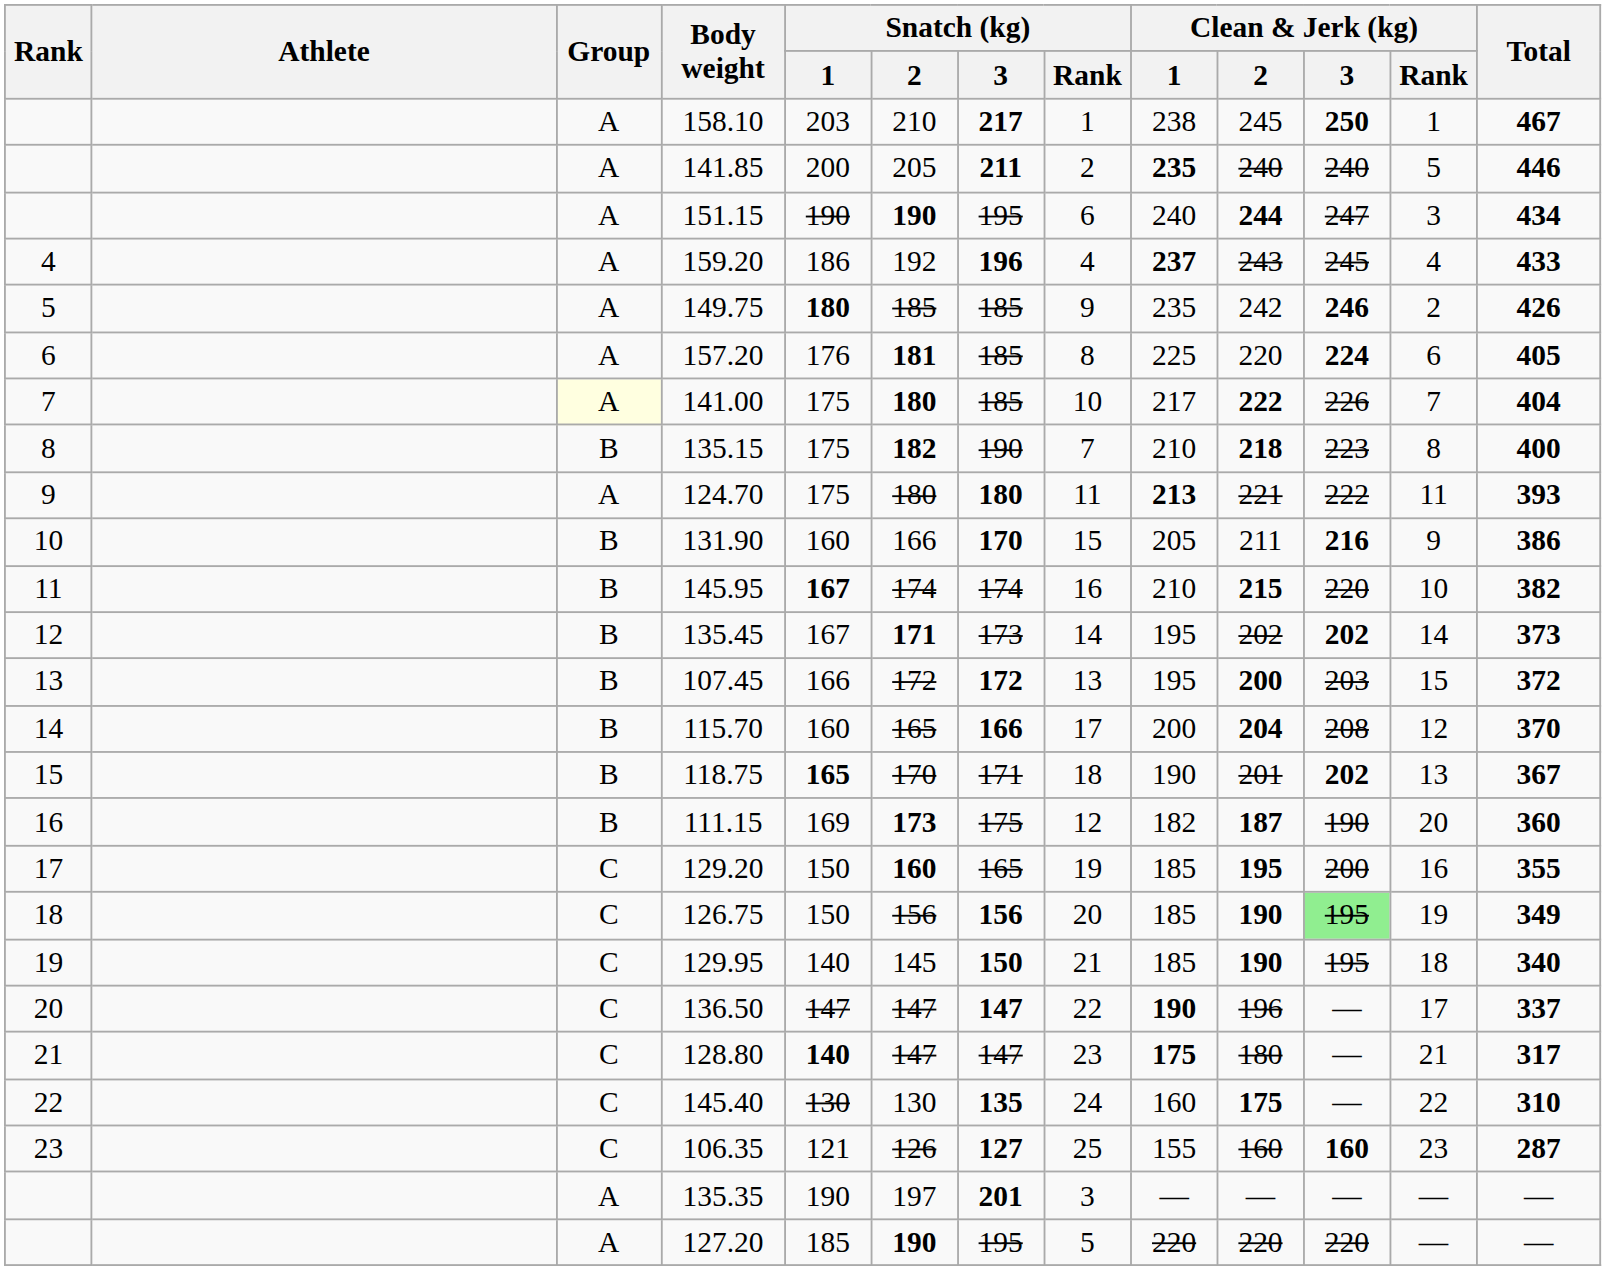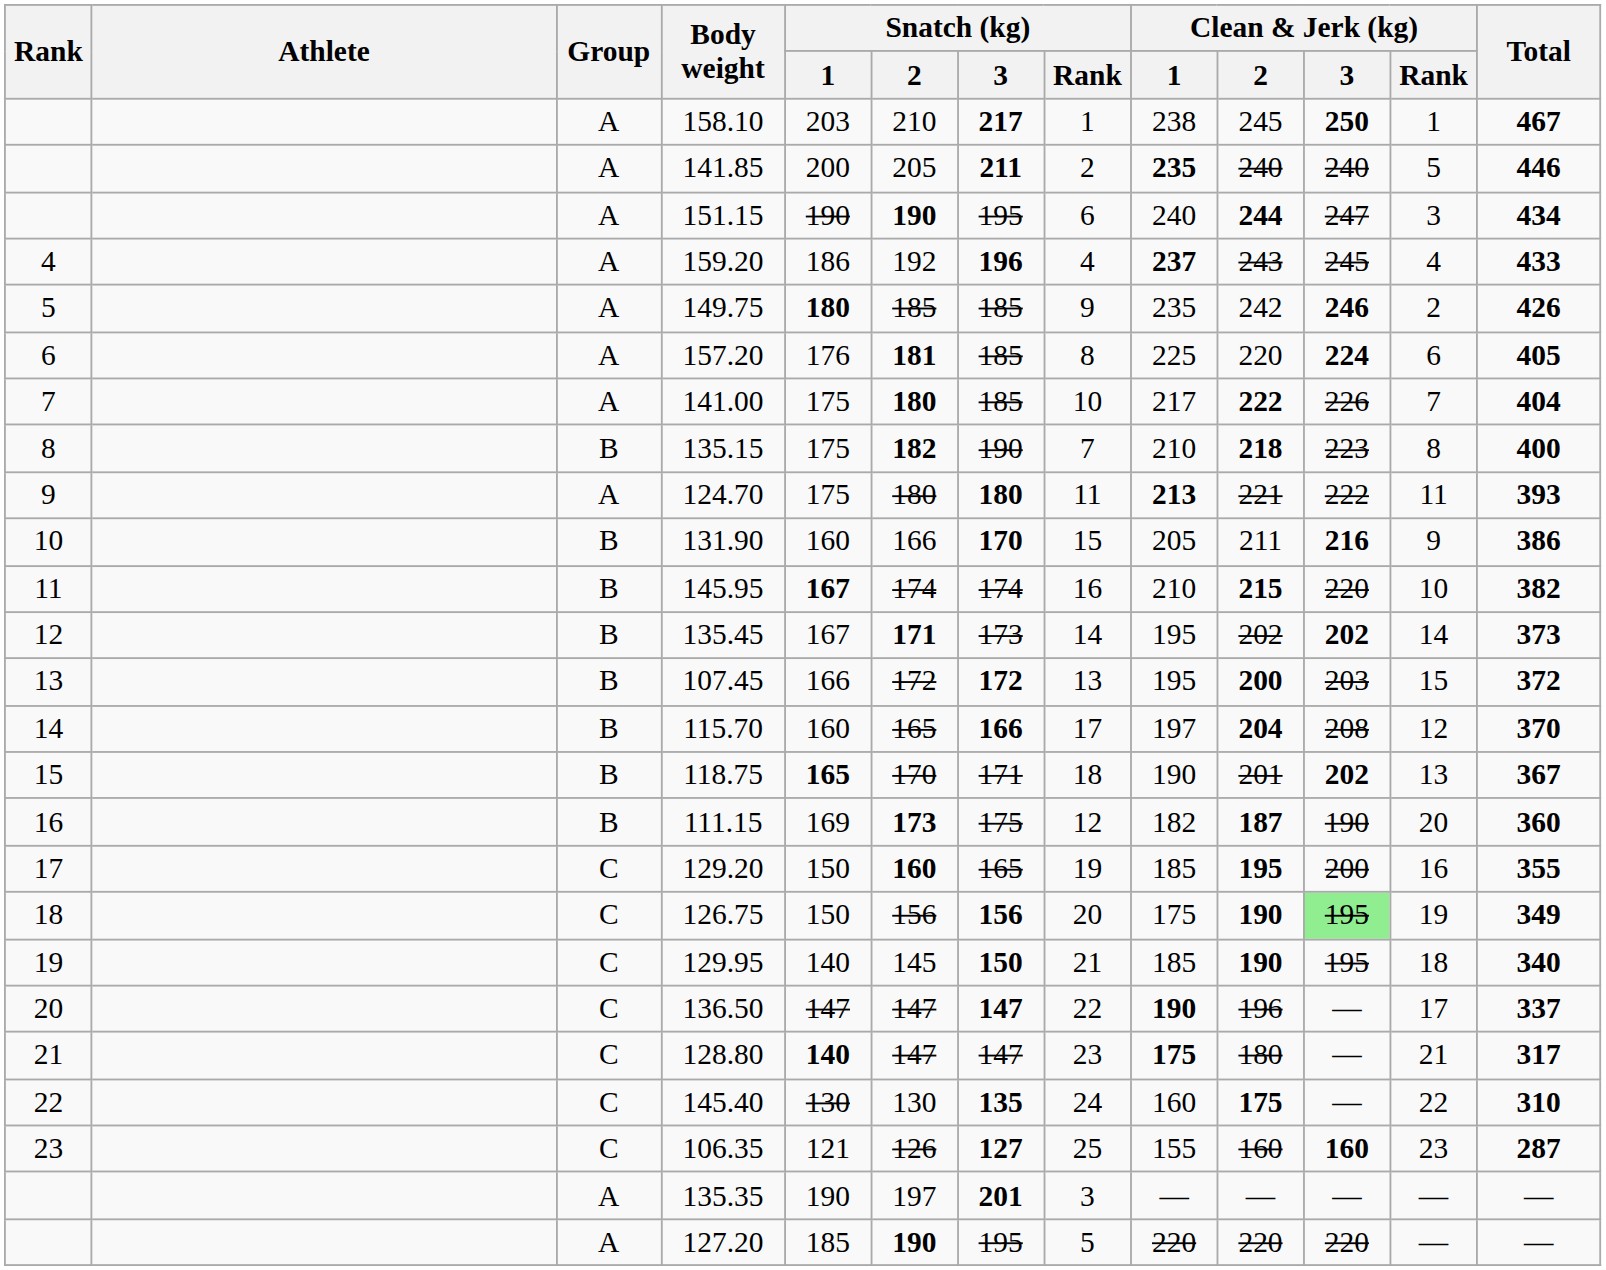(609, 401) lightyellow background -> (609, 401) no background
(1174, 728) 200 -> (1174, 728) 197
(1174, 914) 185 -> (1174, 914) 175
